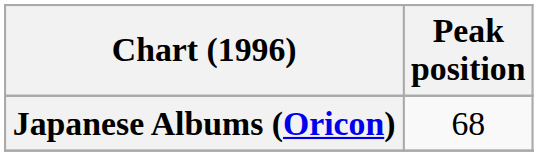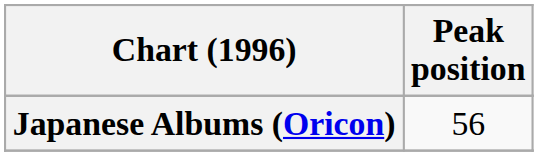(468, 122) 68 -> (468, 122) 56
